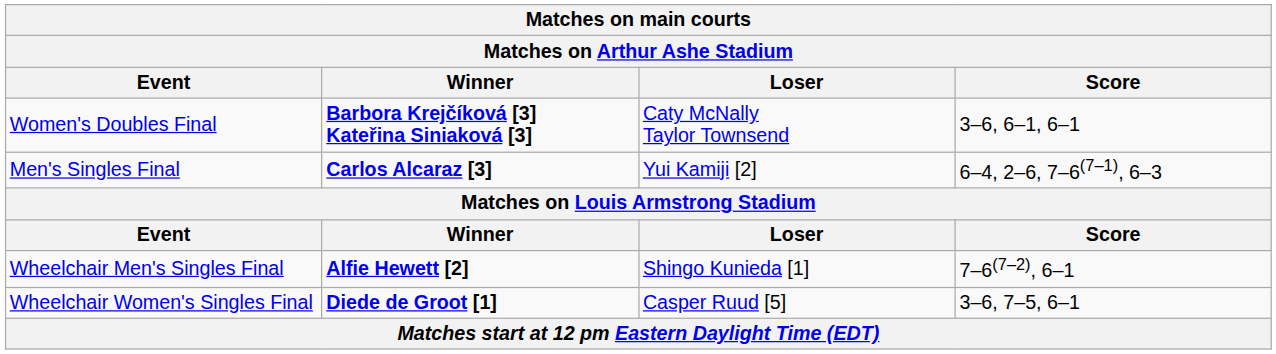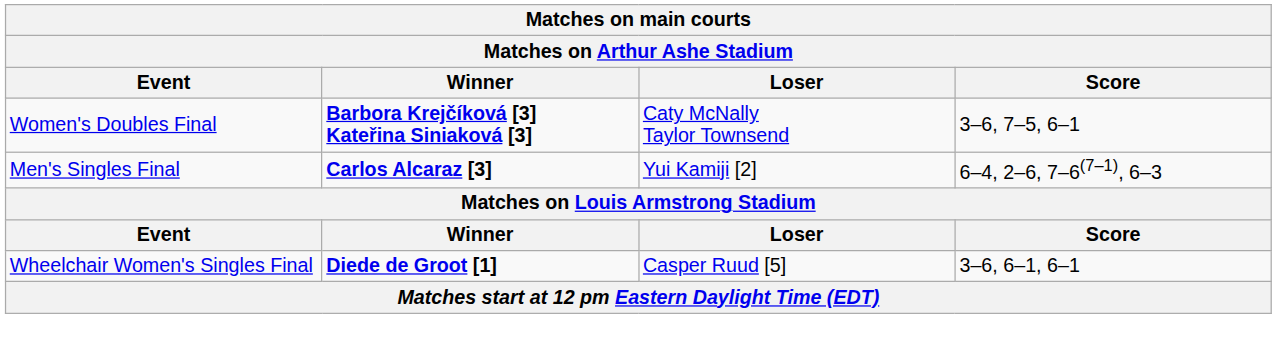(1020, 124) 3–6, 6–1, 6–1 -> (1020, 124) 3–6, 7–5, 6–1
- row: (147, 268)
(1020, 302) 3–6, 7–5, 6–1 -> (1020, 266) 3–6, 6–1, 6–1
